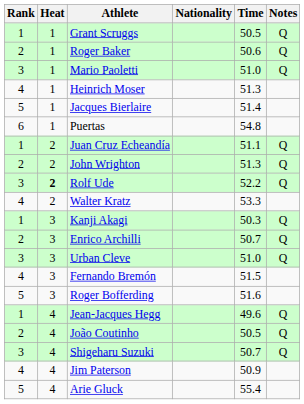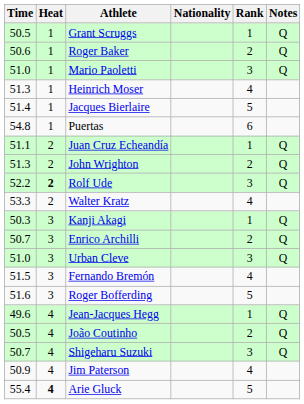columns swapped: (21, 13) <-> (250, 13)
(52, 389) normal -> (51, 389) bold
